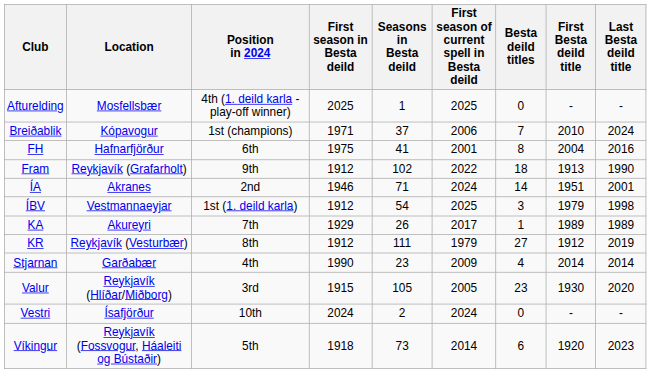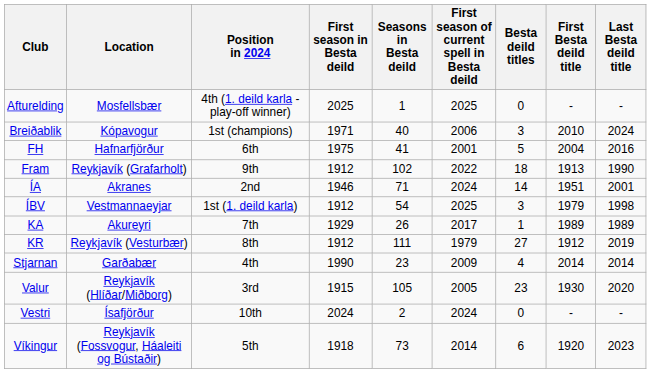(402, 131) 37 -> (402, 131) 40
(521, 131) 7 -> (521, 131) 3
(521, 150) 8 -> (521, 150) 5
